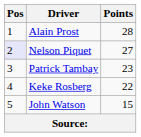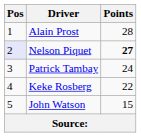(127, 50) normal -> (127, 50) bold
(127, 68) 23 -> (127, 68) 24
